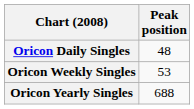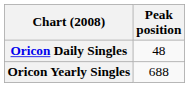- row: (72, 72)
